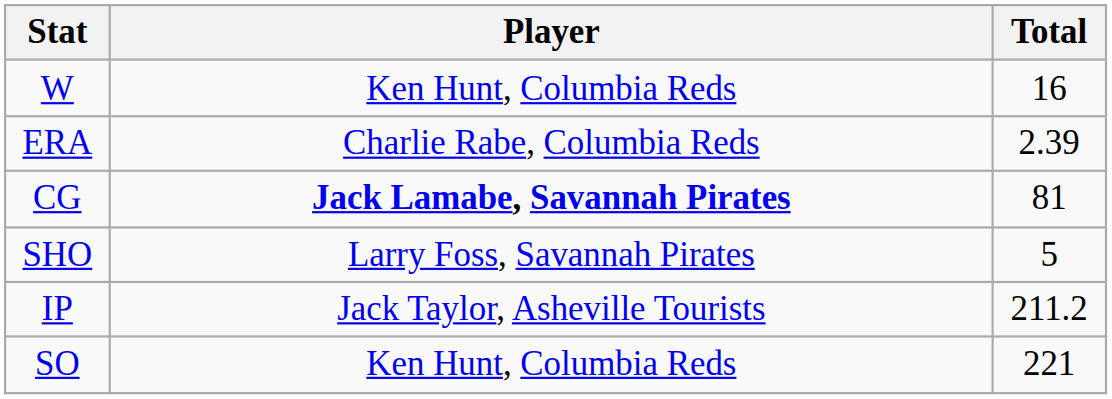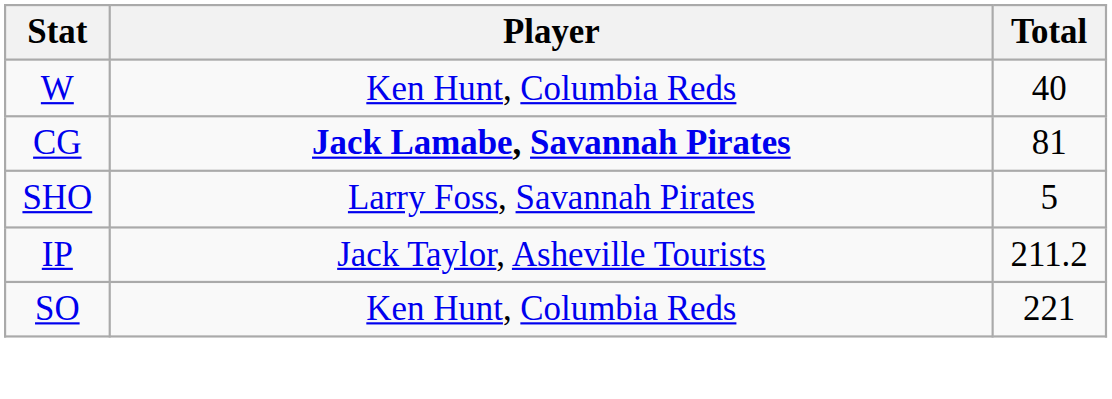(1049, 87) 16 -> (1049, 87) 40
- row: (57, 142)
